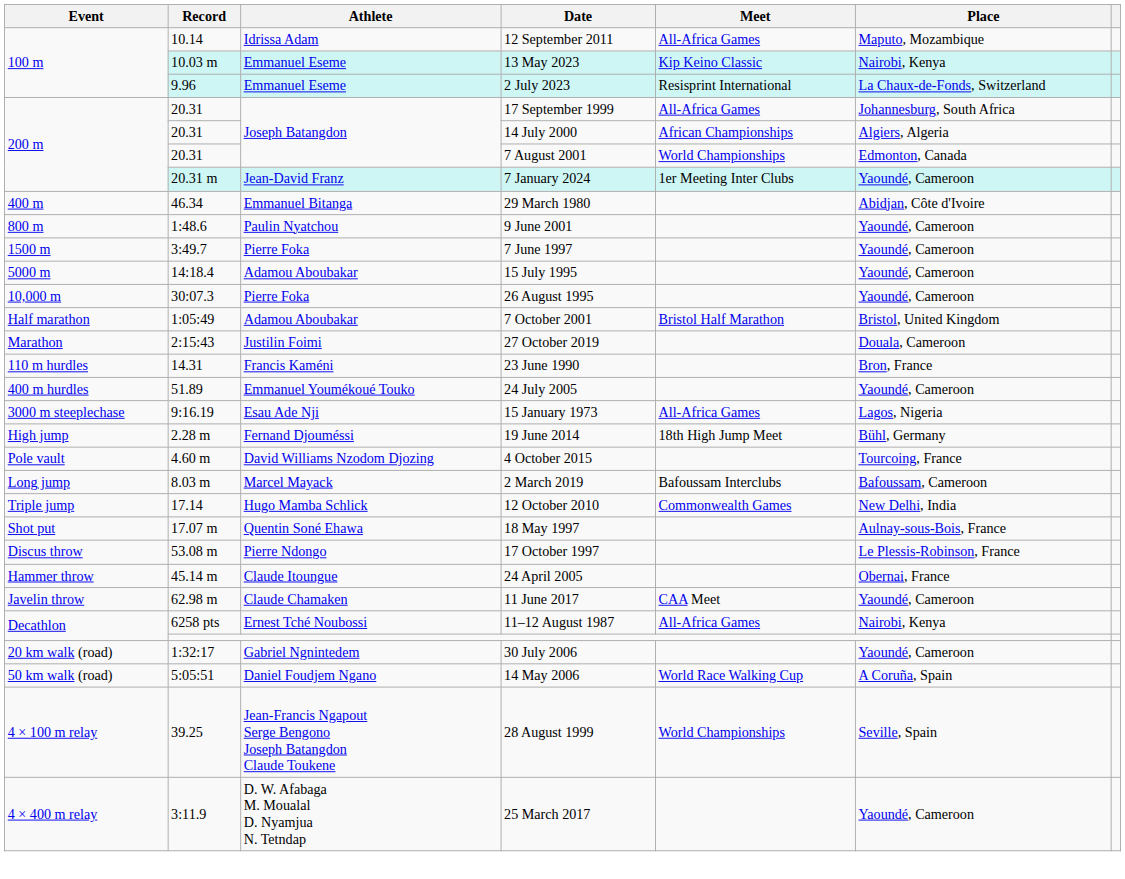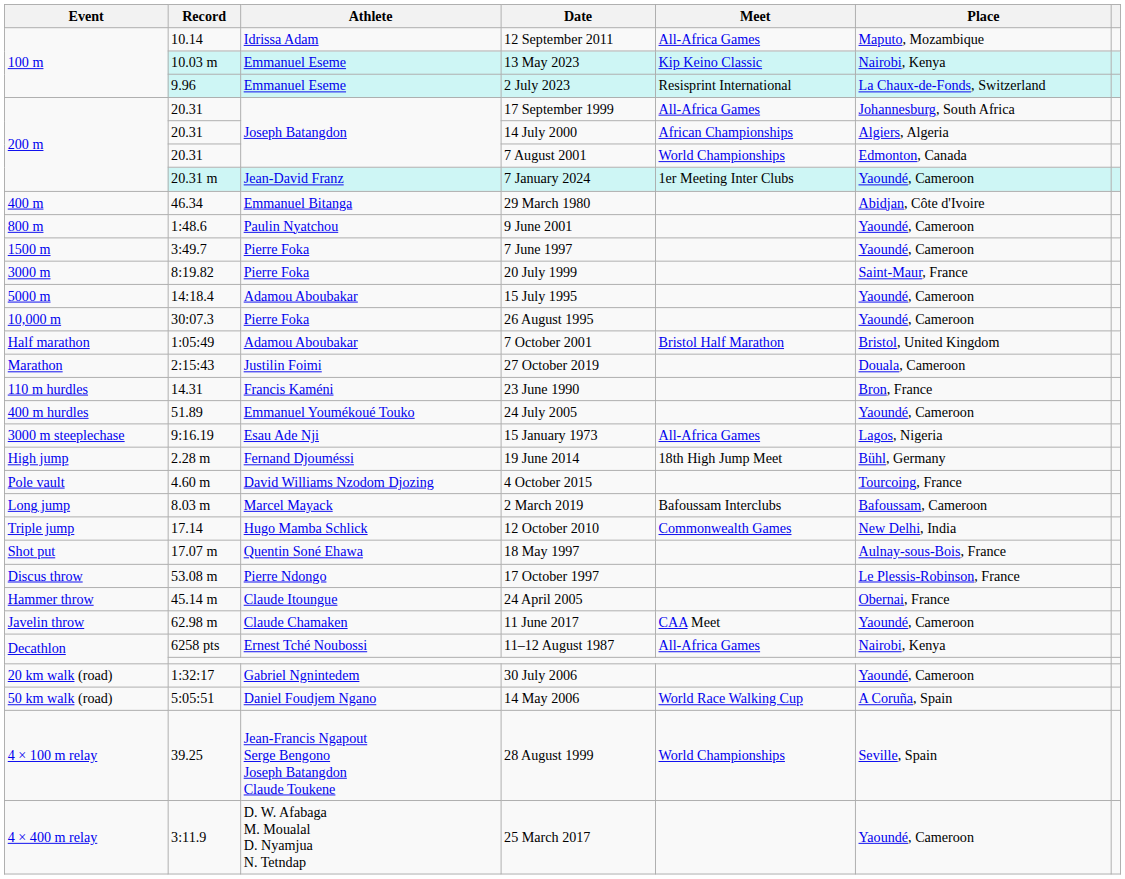+ row: (541, 272)
